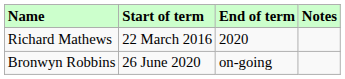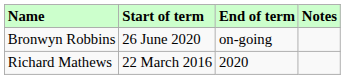rows swapped: (60, 39) <-> (62, 62)
